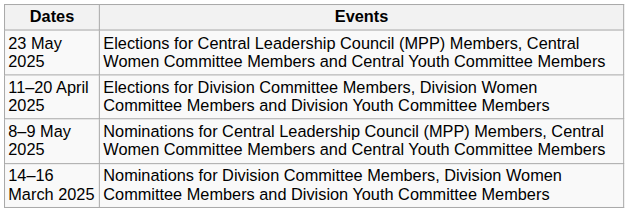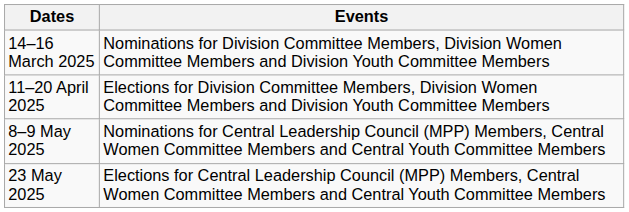rows swapped: (51, 185) <-> (35, 52)
